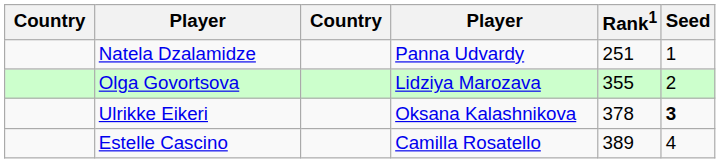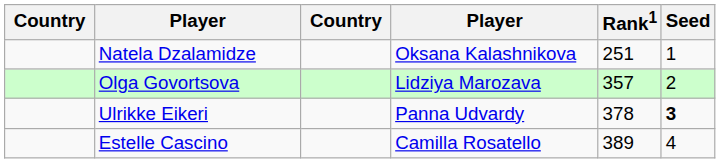(460, 54) Panna Udvardy -> (486, 54) Oksana Kalashnikova
(618, 83) 355 -> (618, 83) 357
(486, 113) Oksana Kalashnikova -> (460, 113) Panna Udvardy
